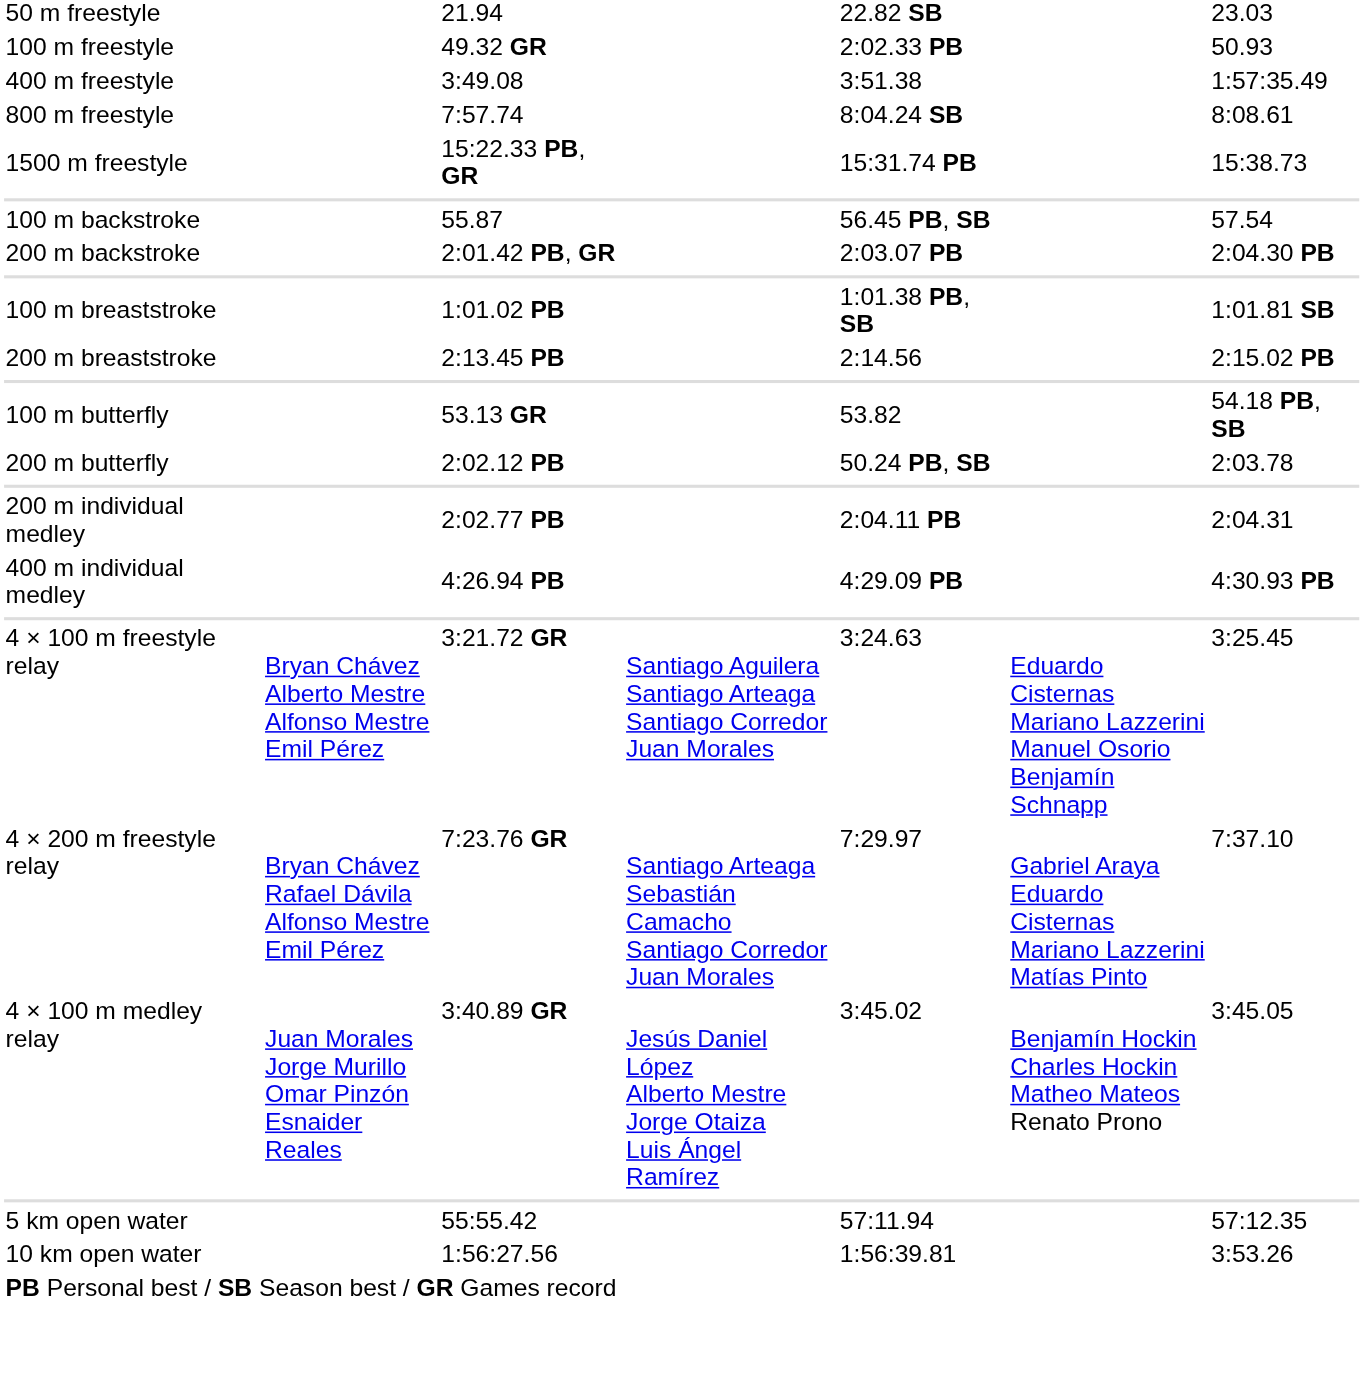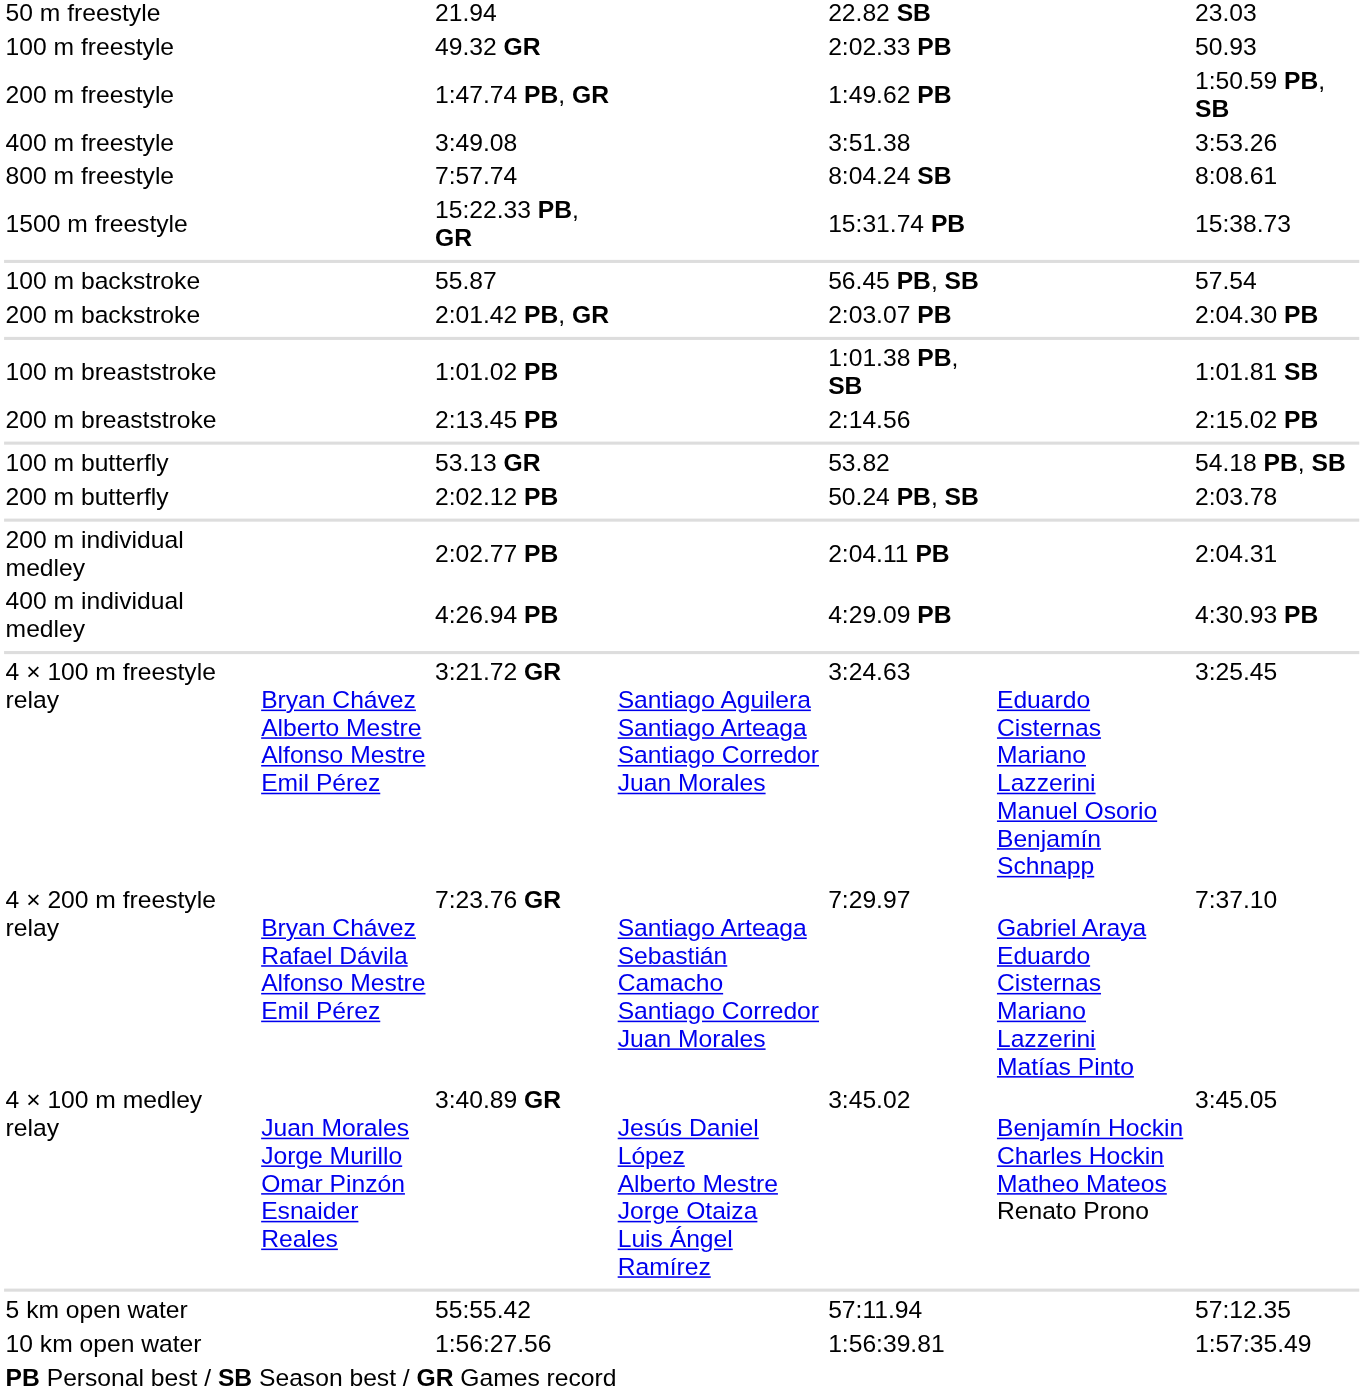+ row: (90, 94)
(1270, 80) 1:57:35.49 -> (1236, 142) 3:53.26
(1252, 1254) 3:53.26 -> (1253, 1343) 1:57:35.49
